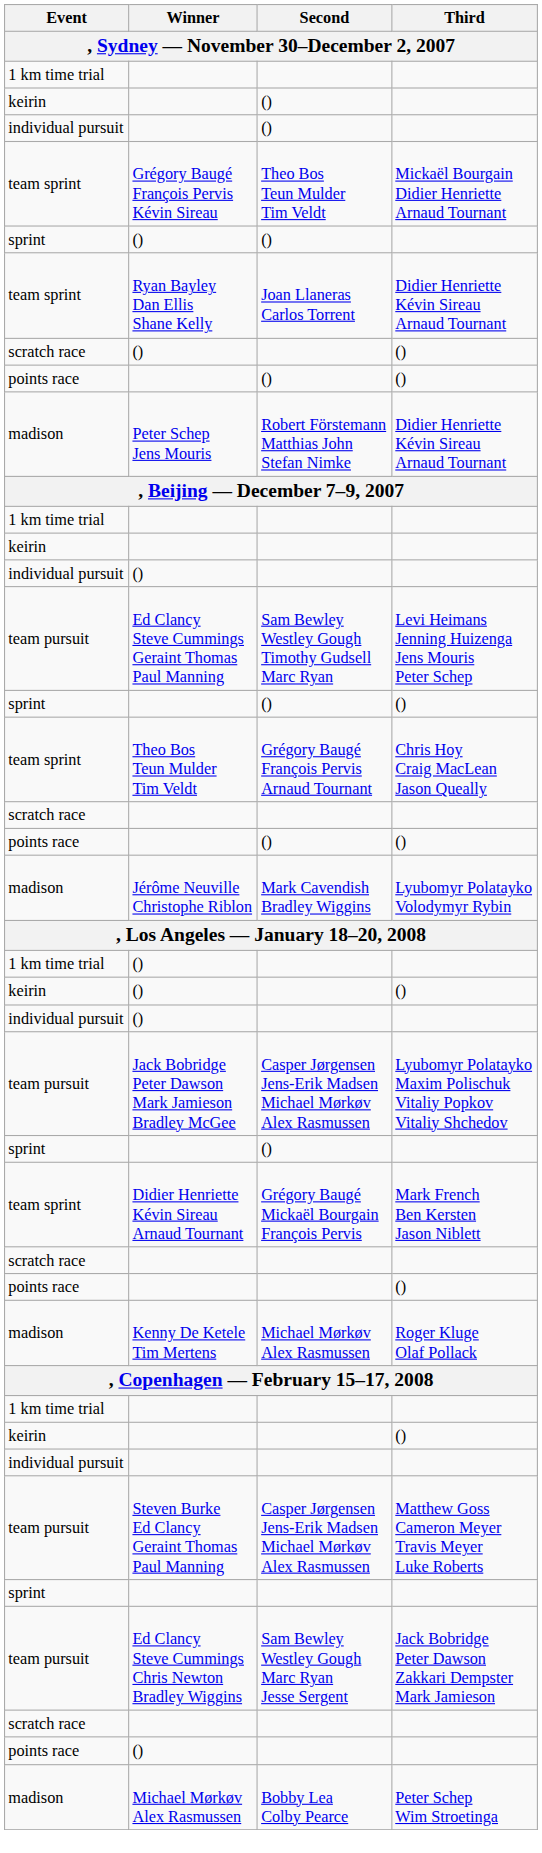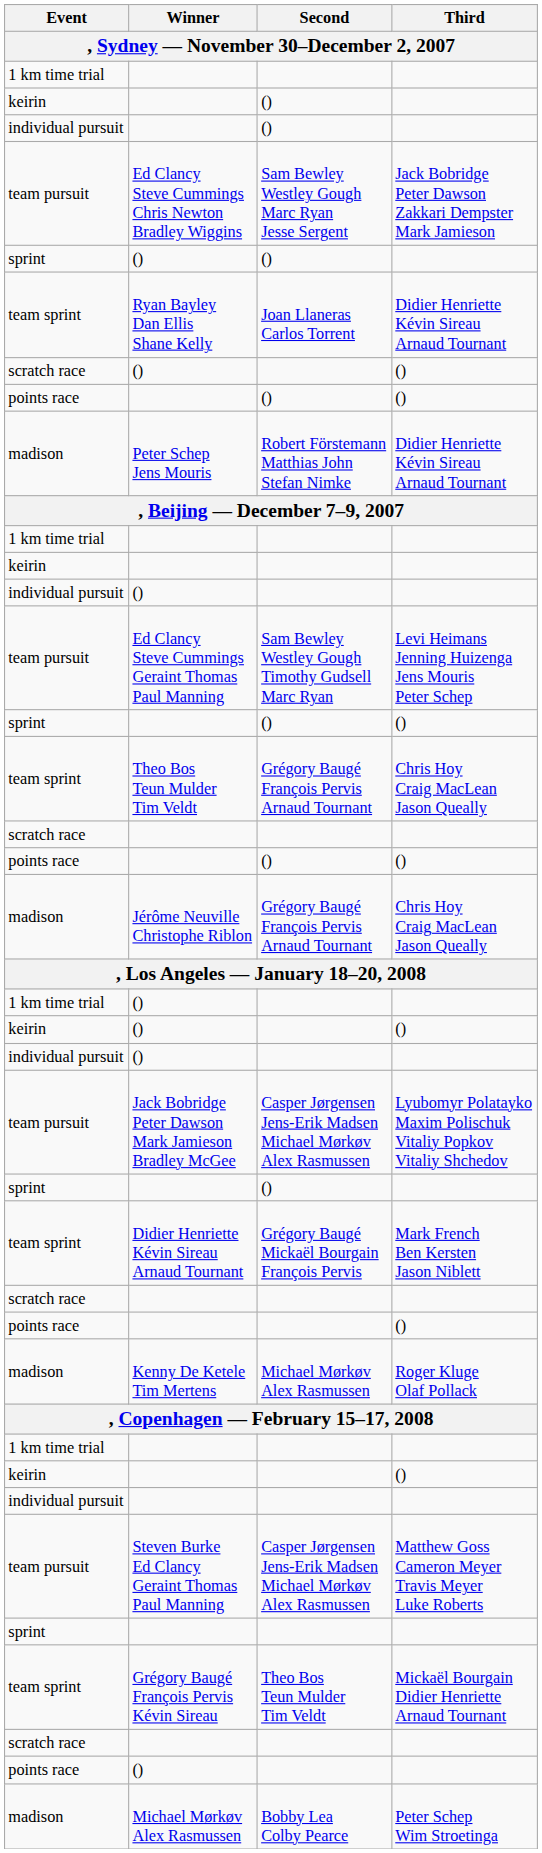rows swapped: (49, 1658) <-> (45, 184)
(316, 897) Mark Cavendish Bradley Wiggins -> (317, 926) Grégory Baugé François Pervis Arnaud Tournant
(464, 897) Lyubomyr Polatayko Volodymyr Rybin -> (446, 926) Chris Hoy Craig MacLean Jason Queally
